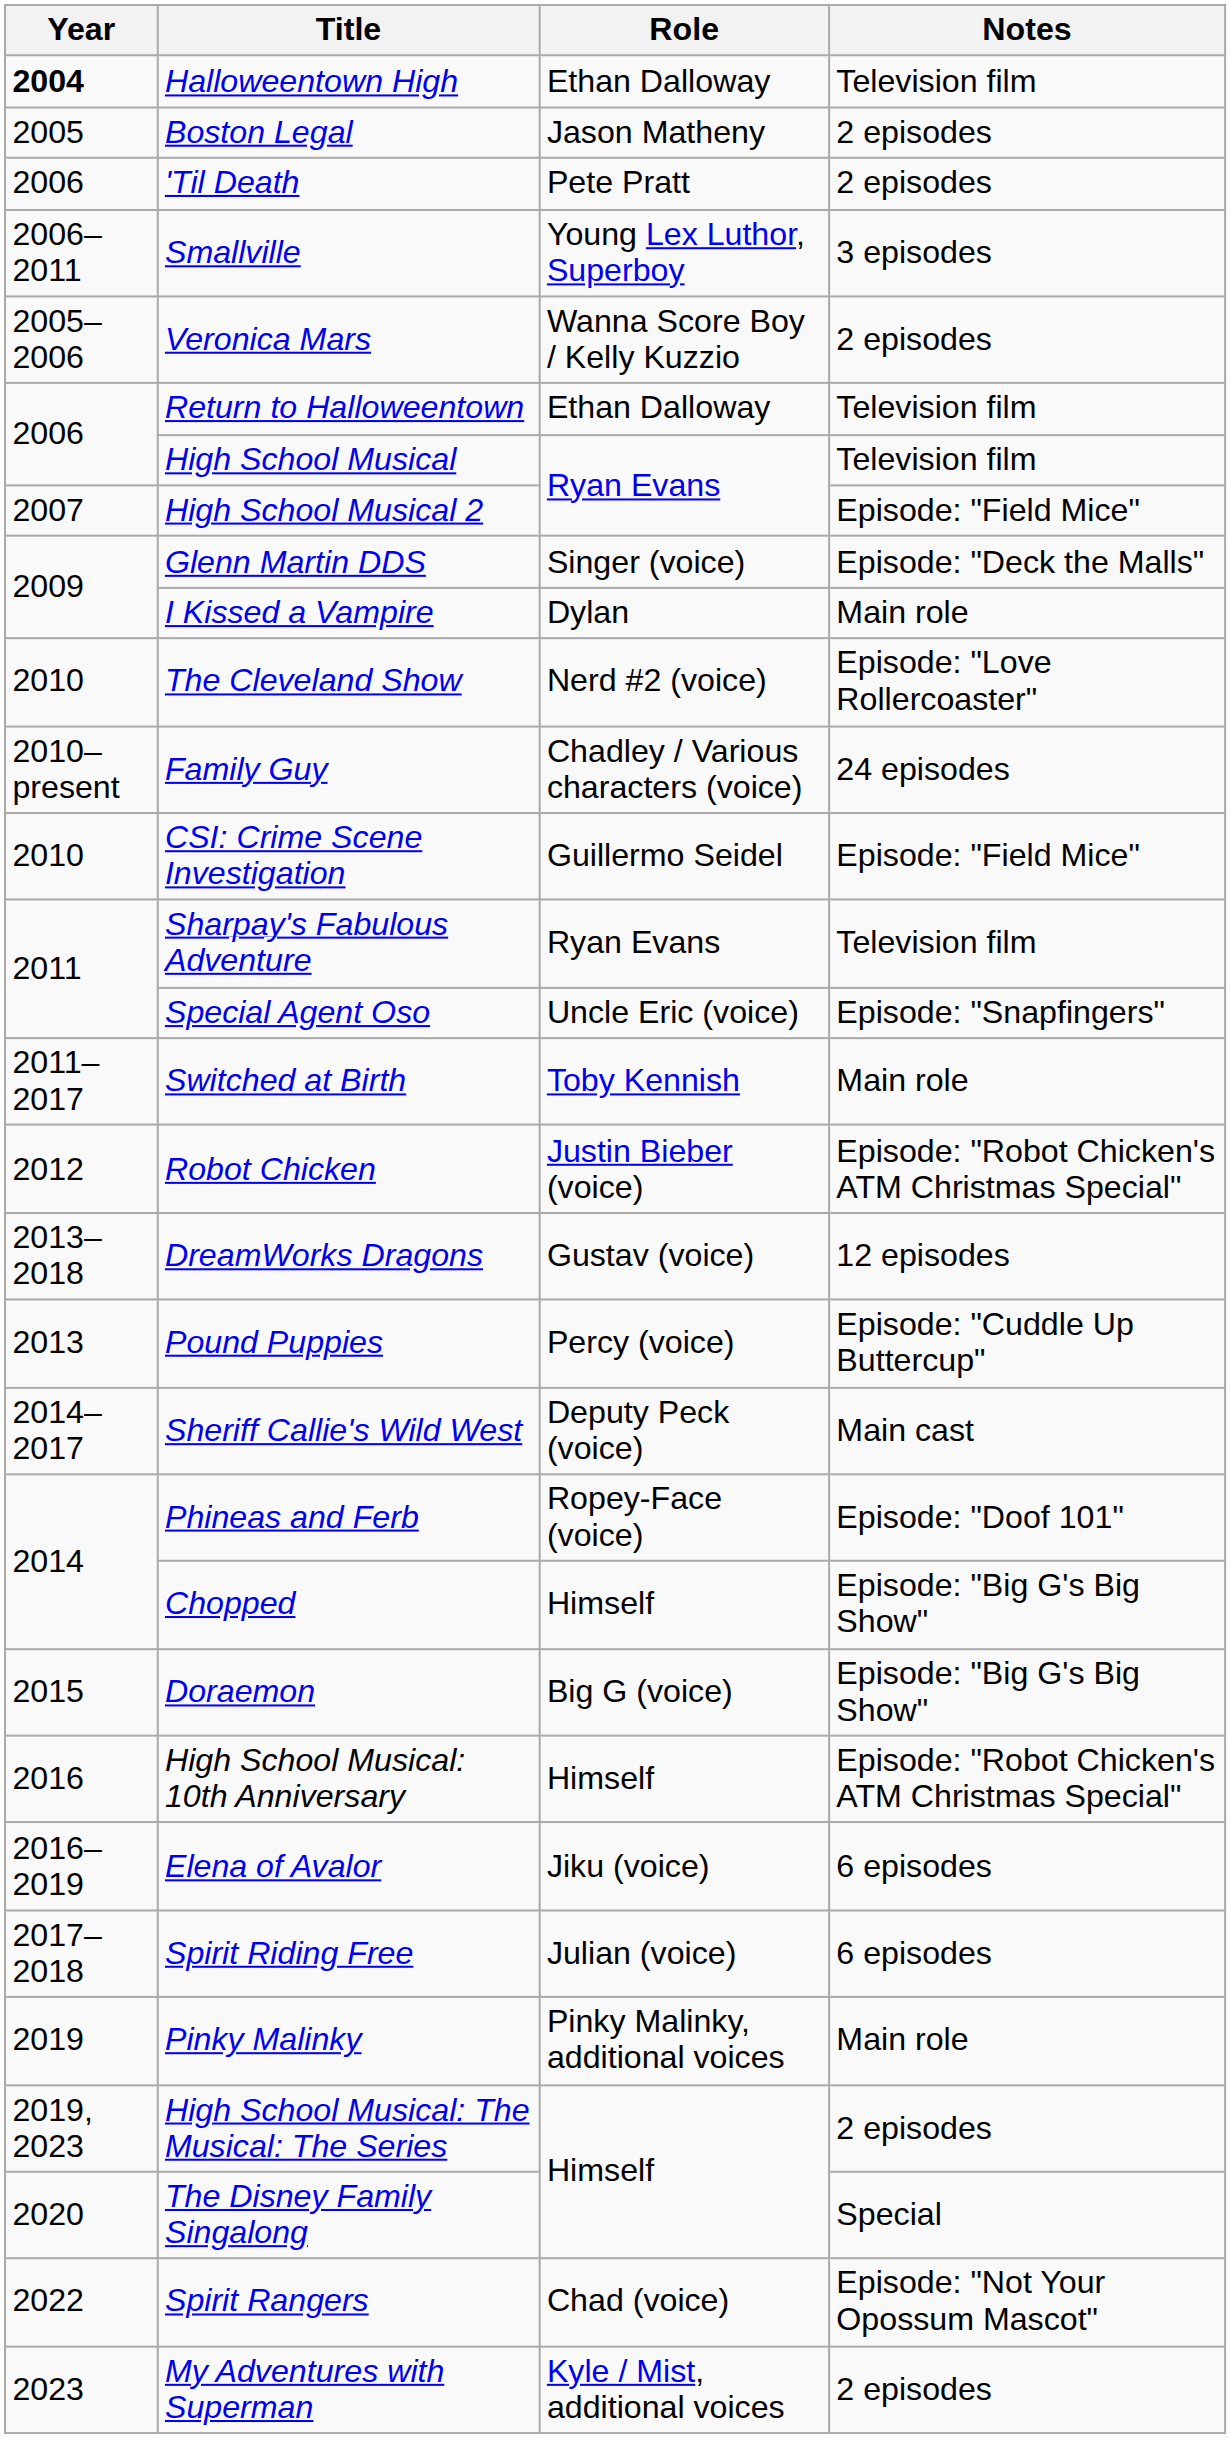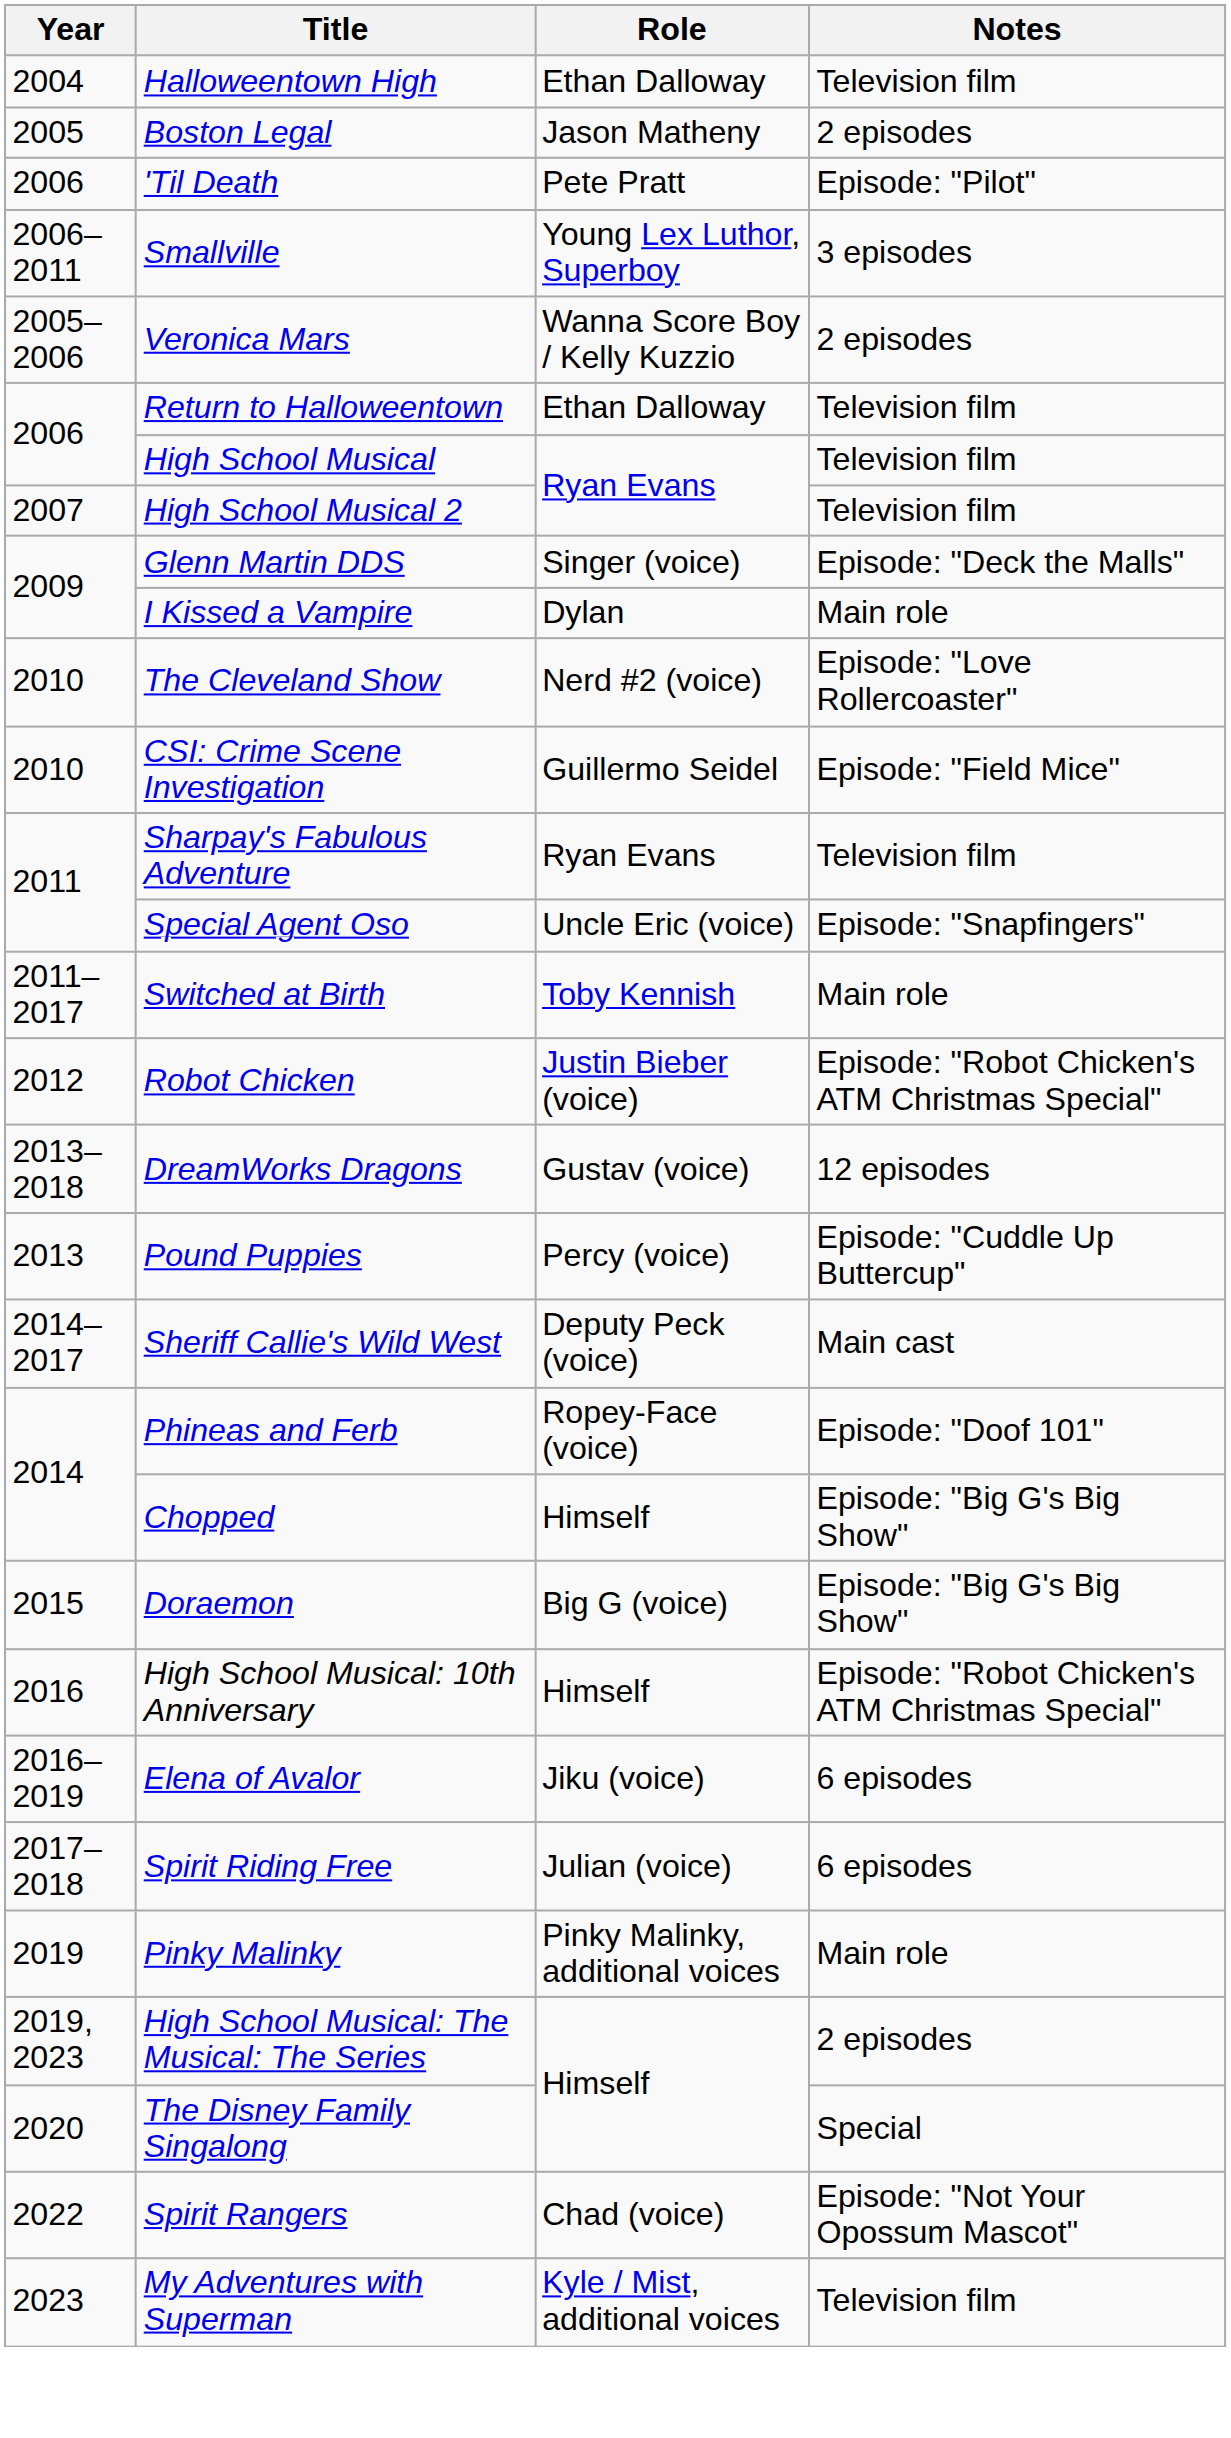(48, 81) bold -> (48, 81) normal
(914, 183) 2 episodes -> (926, 183) Episode: "Pilot"
(988, 510) Episode: "Field Mice" -> (917, 510) Television film
- row: (246, 768)
(914, 2388) 2 episodes -> (917, 2301) Television film
